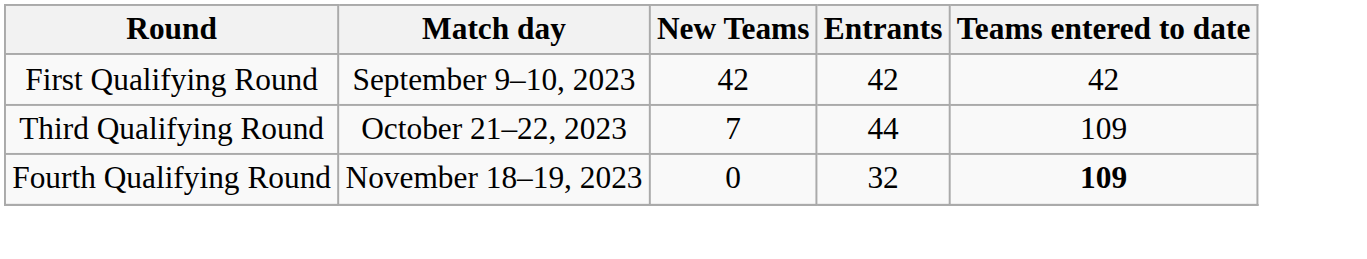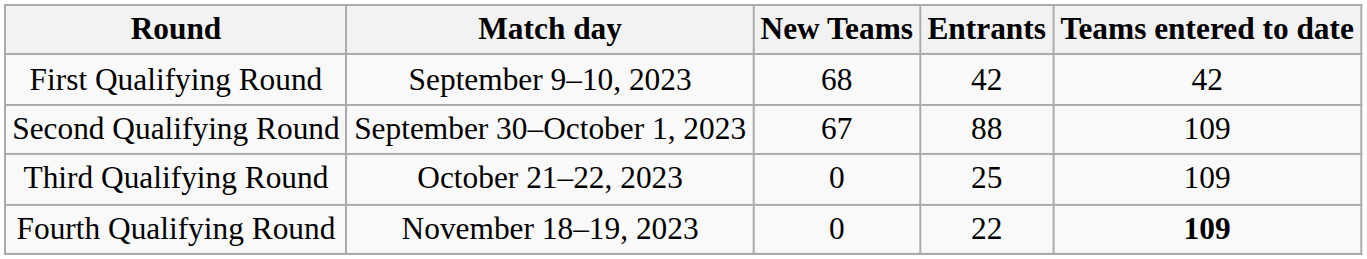(733, 79) 42 -> (837, 79) 68
+ row: (176, 128)
(733, 128) 7 -> (837, 178) 0
(883, 128) 44 -> (987, 178) 25
(883, 178) 32 -> (987, 228) 22
